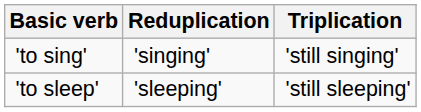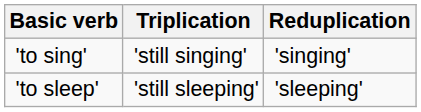columns swapped: (199, 21) <-> (345, 21)
